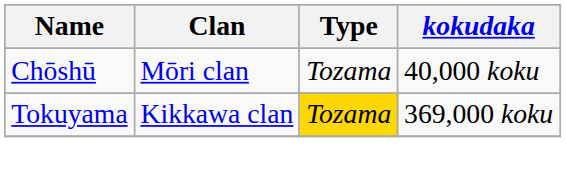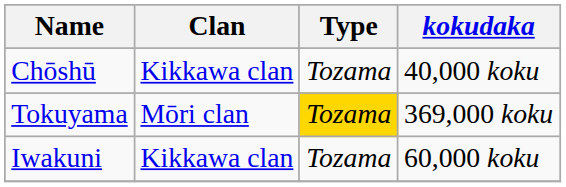(195, 70) Mōri clan -> (217, 70) Kikkawa clan
(217, 114) Kikkawa clan -> (195, 114) Mōri clan
+ row: (57, 158)
